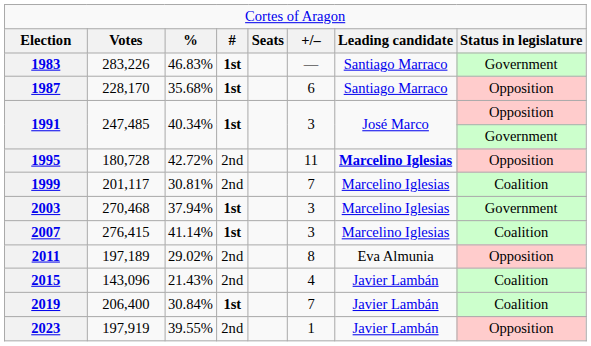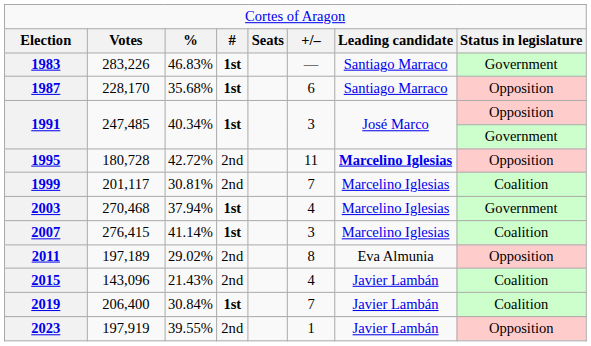(311, 208) 3 -> (311, 208) 4
